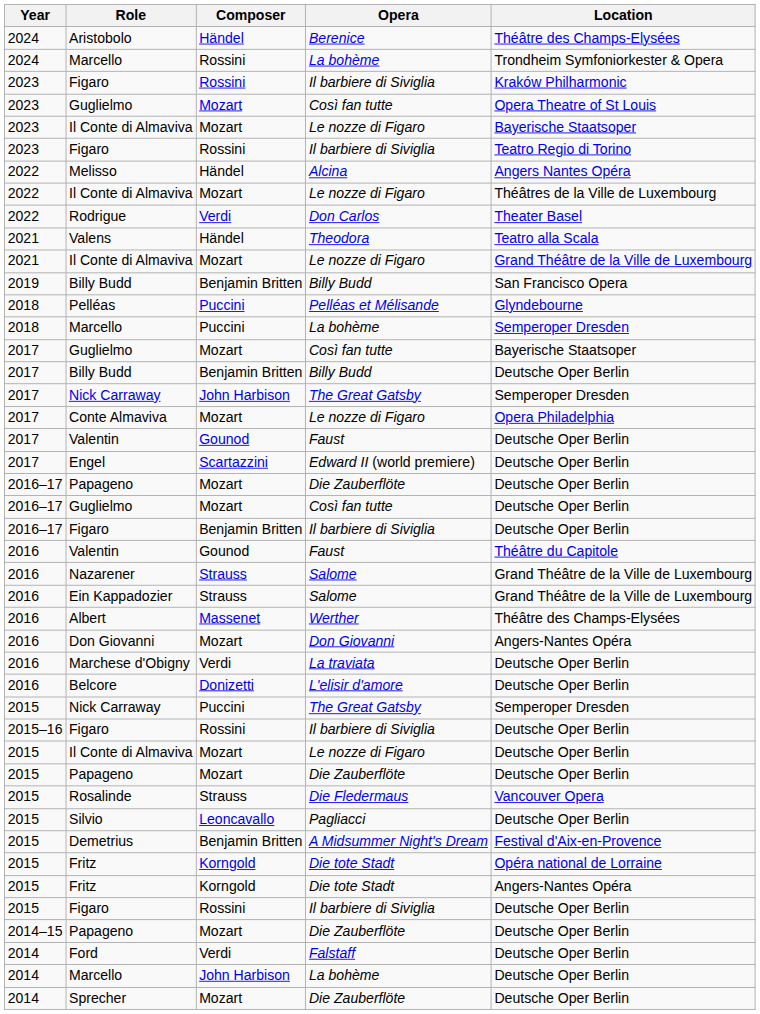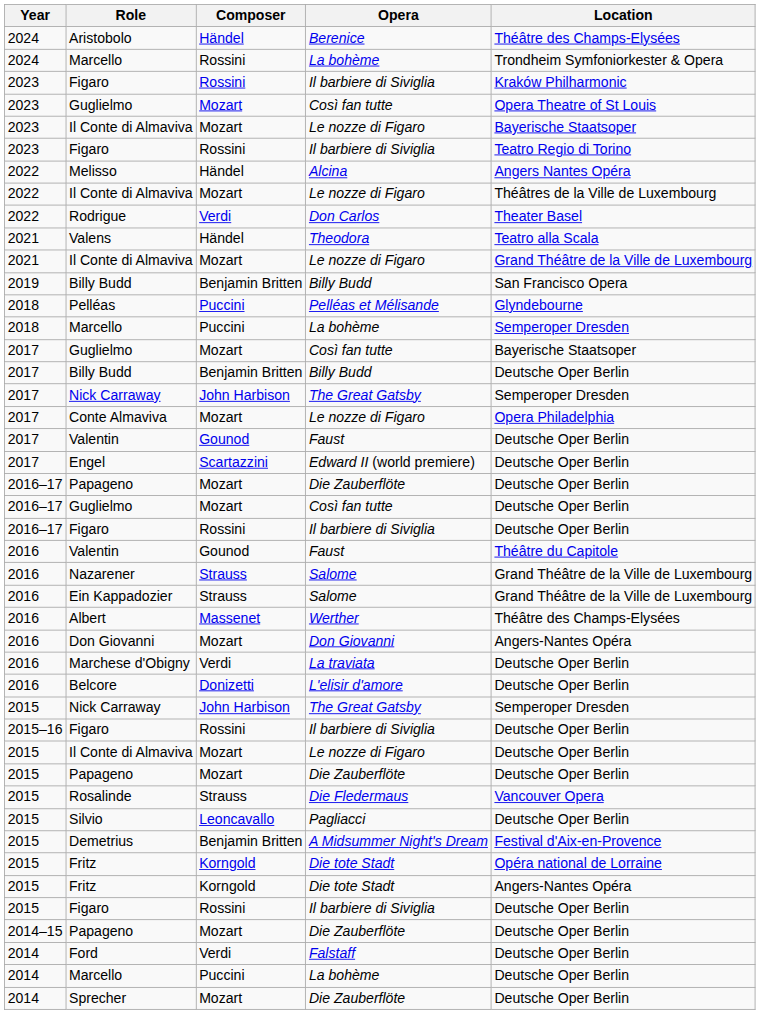(251, 529) Benjamin Britten -> (222, 529) Rossini
(222, 707) Puccini -> (245, 707) John Harbison
(245, 975) John Harbison -> (222, 975) Puccini
